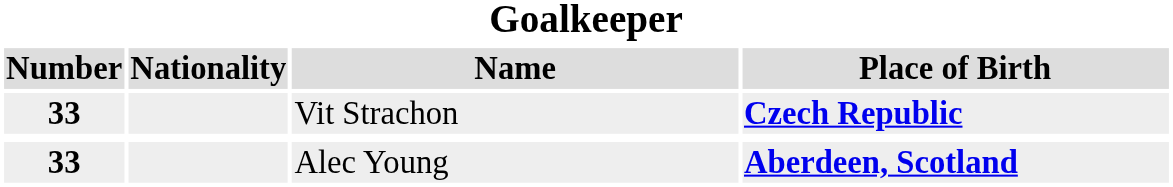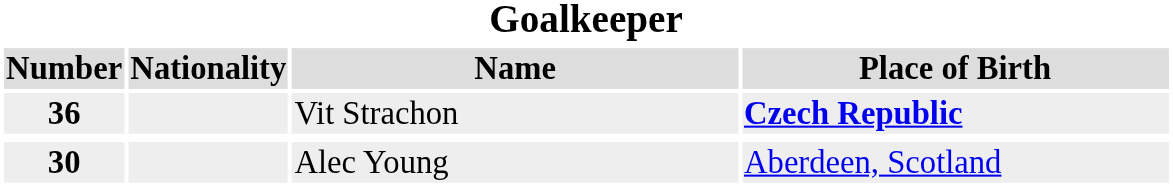(64, 112) 33 -> (64, 112) 36
(64, 161) 33 -> (64, 161) 30
(881, 161) bold -> (873, 161) normal
